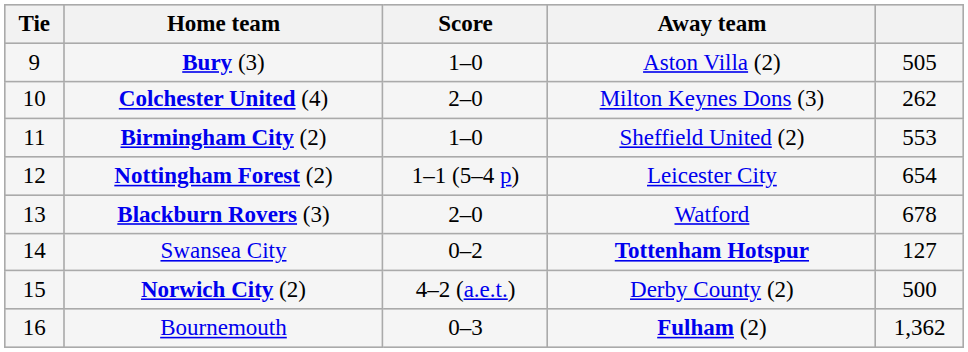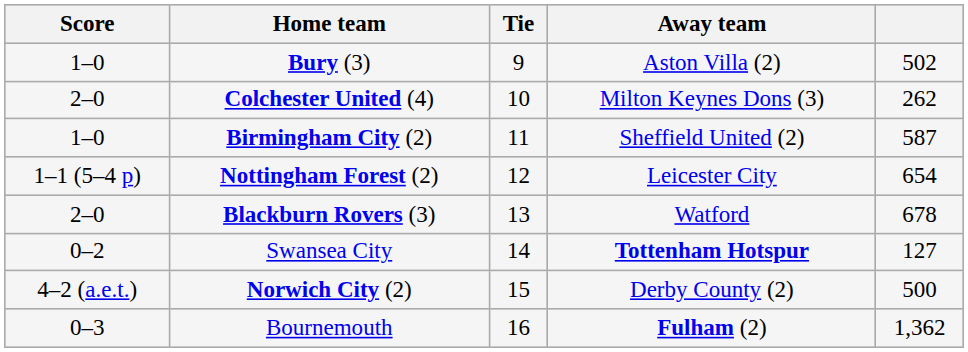columns swapped: (34, 23) <-> (466, 23)
(920, 61) 505 -> (920, 61) 502
(920, 137) 553 -> (920, 137) 587
